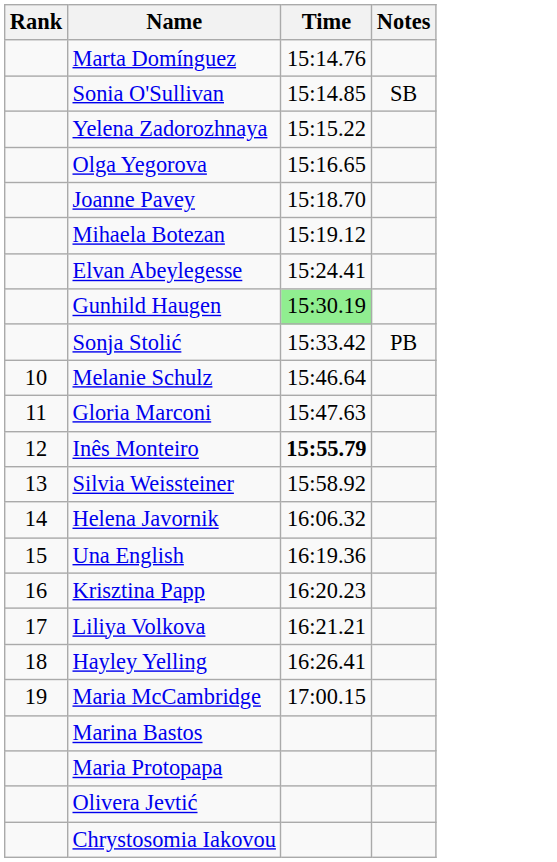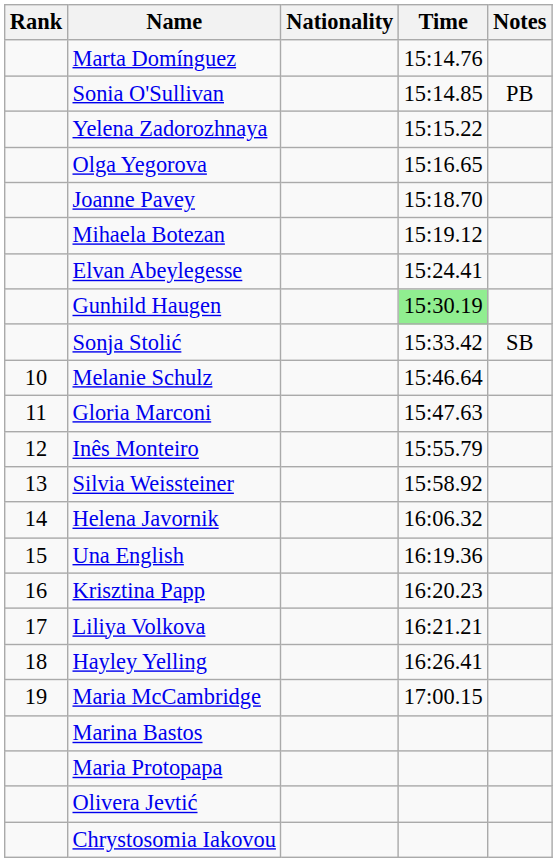+ column: (340, 22)
(404, 93) SB -> (520, 93) PB
(404, 341) PB -> (520, 341) SB
(326, 448) bold -> (443, 448) normal
